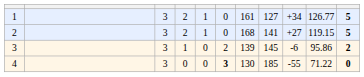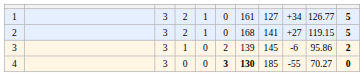(247, 64) normal -> (247, 64) bold
(321, 64) 71.22 -> (321, 64) 70.27
